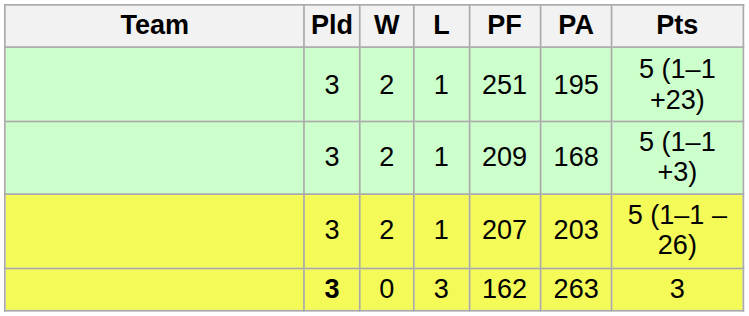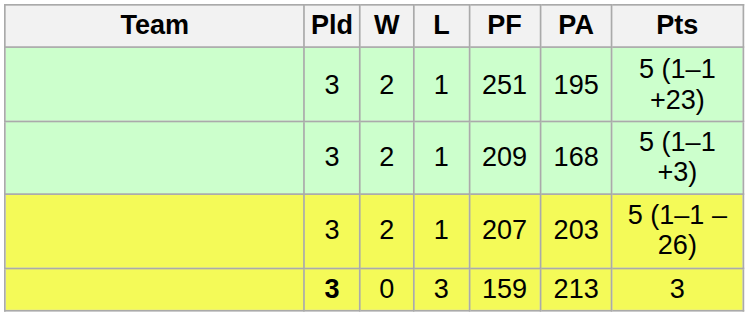(505, 288) 162 -> (505, 288) 159
(576, 288) 263 -> (576, 288) 213
